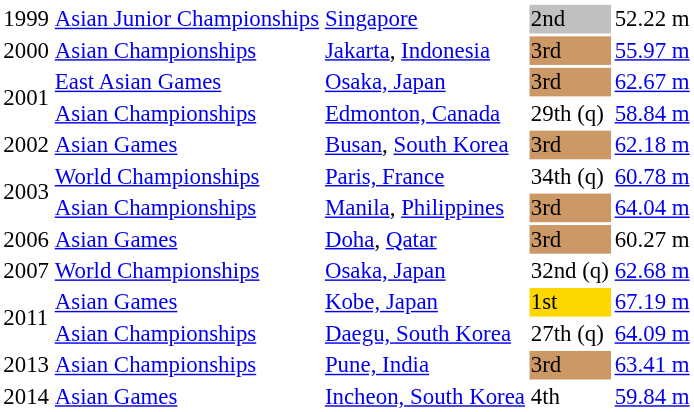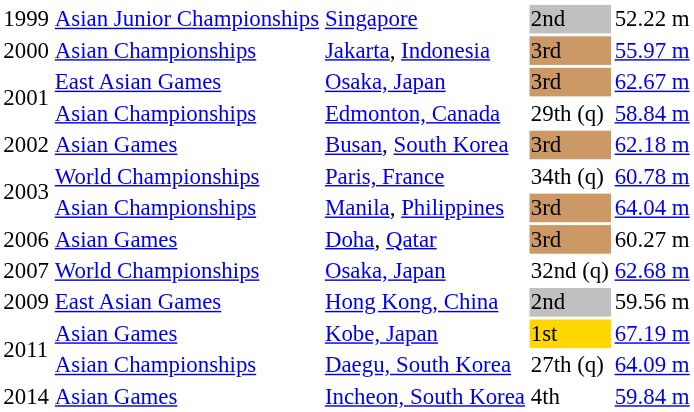+ row: (26, 302)
- row: (26, 365)
